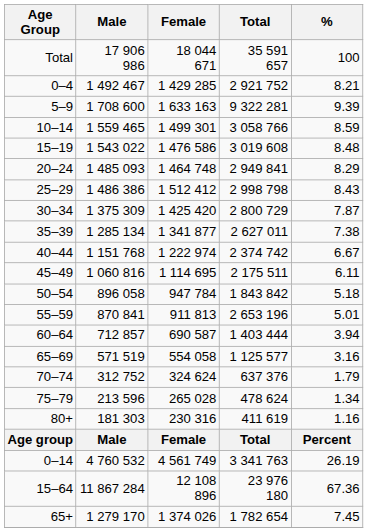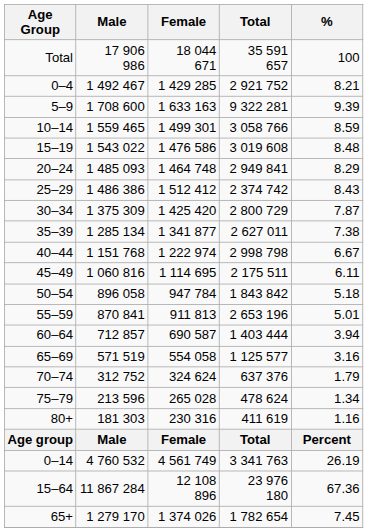(259, 190) 2 998 798 -> (259, 190) 2 374 742
(259, 252) 2 374 742 -> (259, 252) 2 998 798
